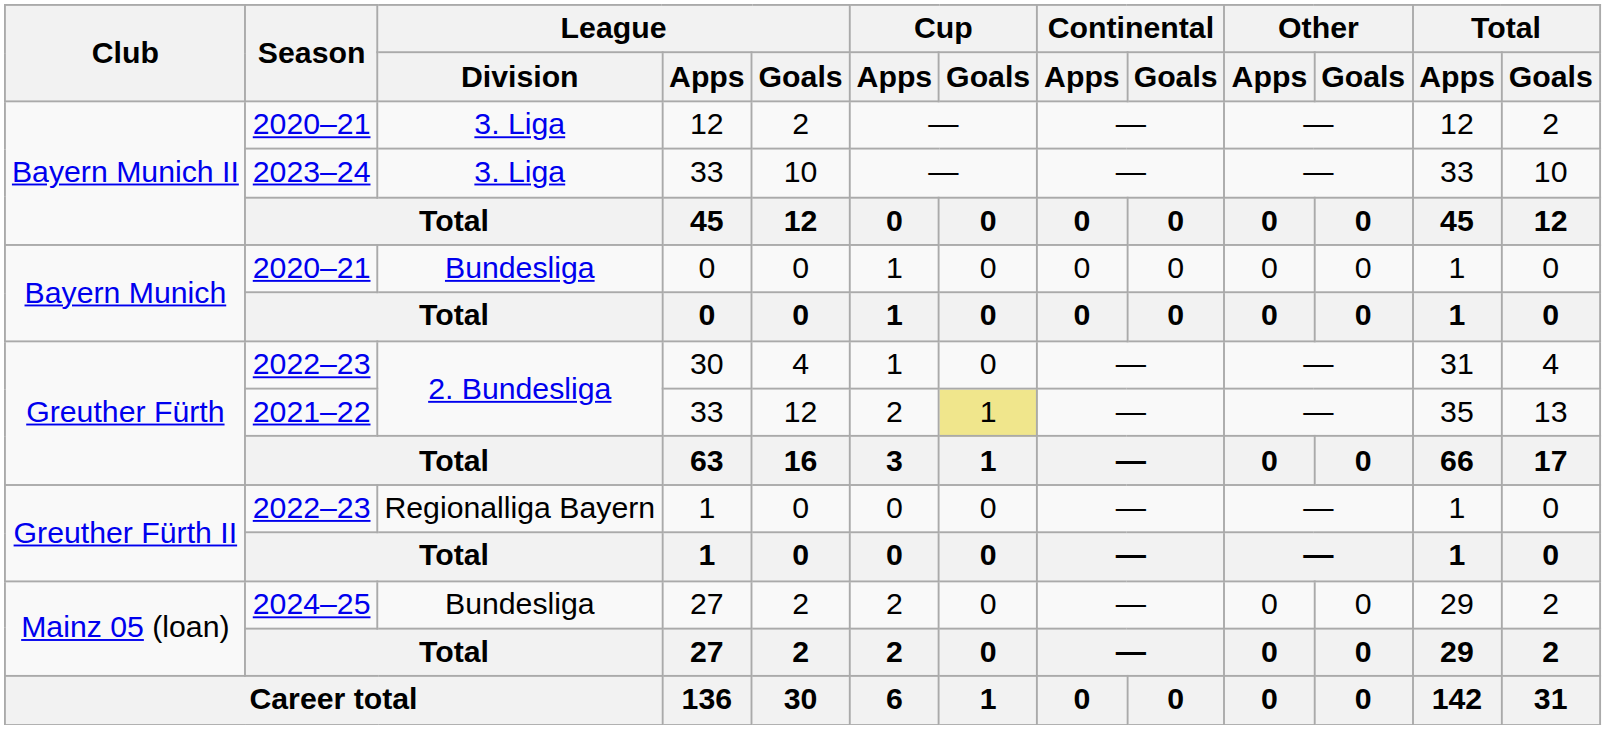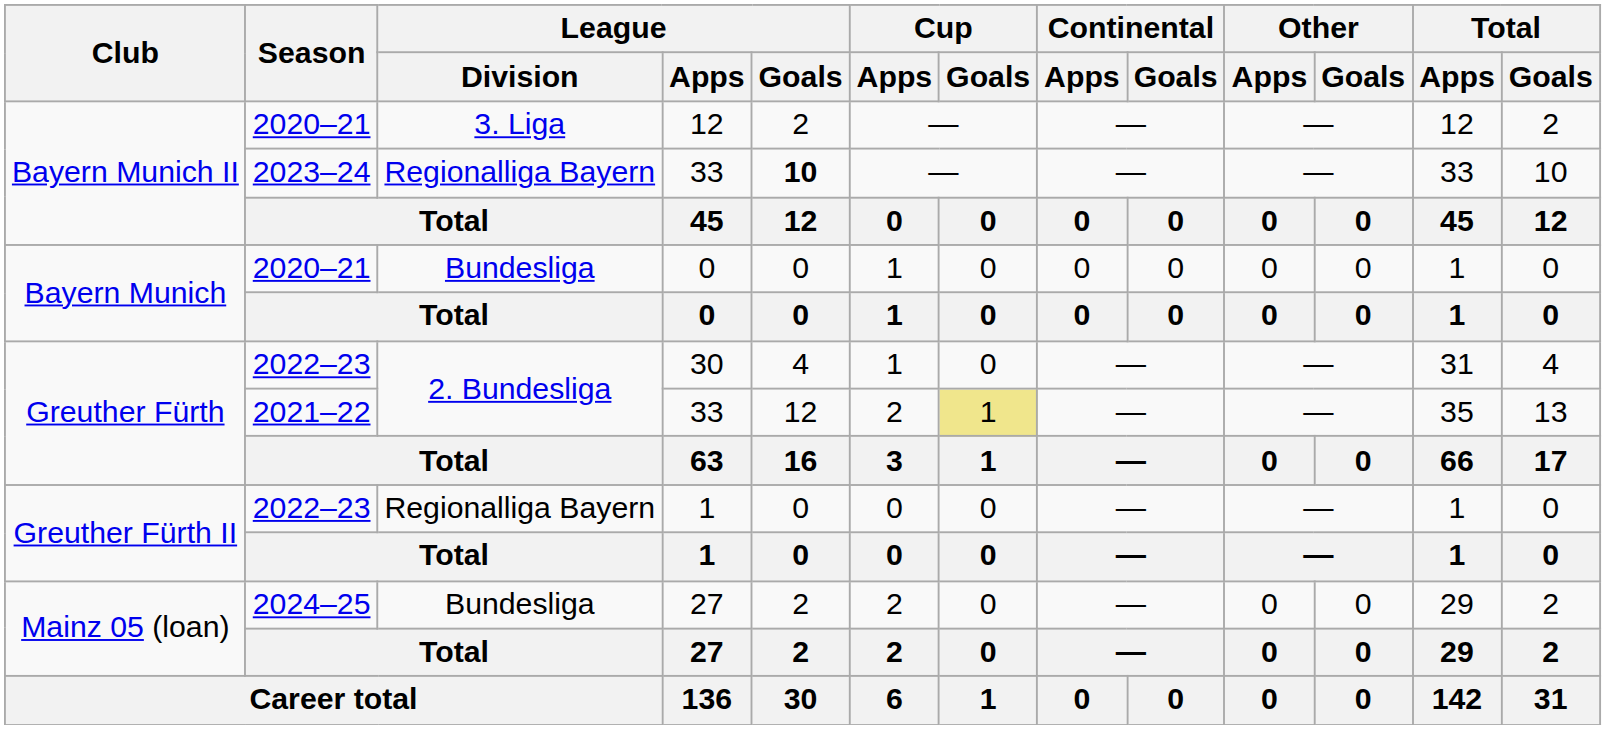(520, 172) 3. Liga -> (520, 172) Regionalliga Bayern
(801, 172) normal -> (801, 172) bold
